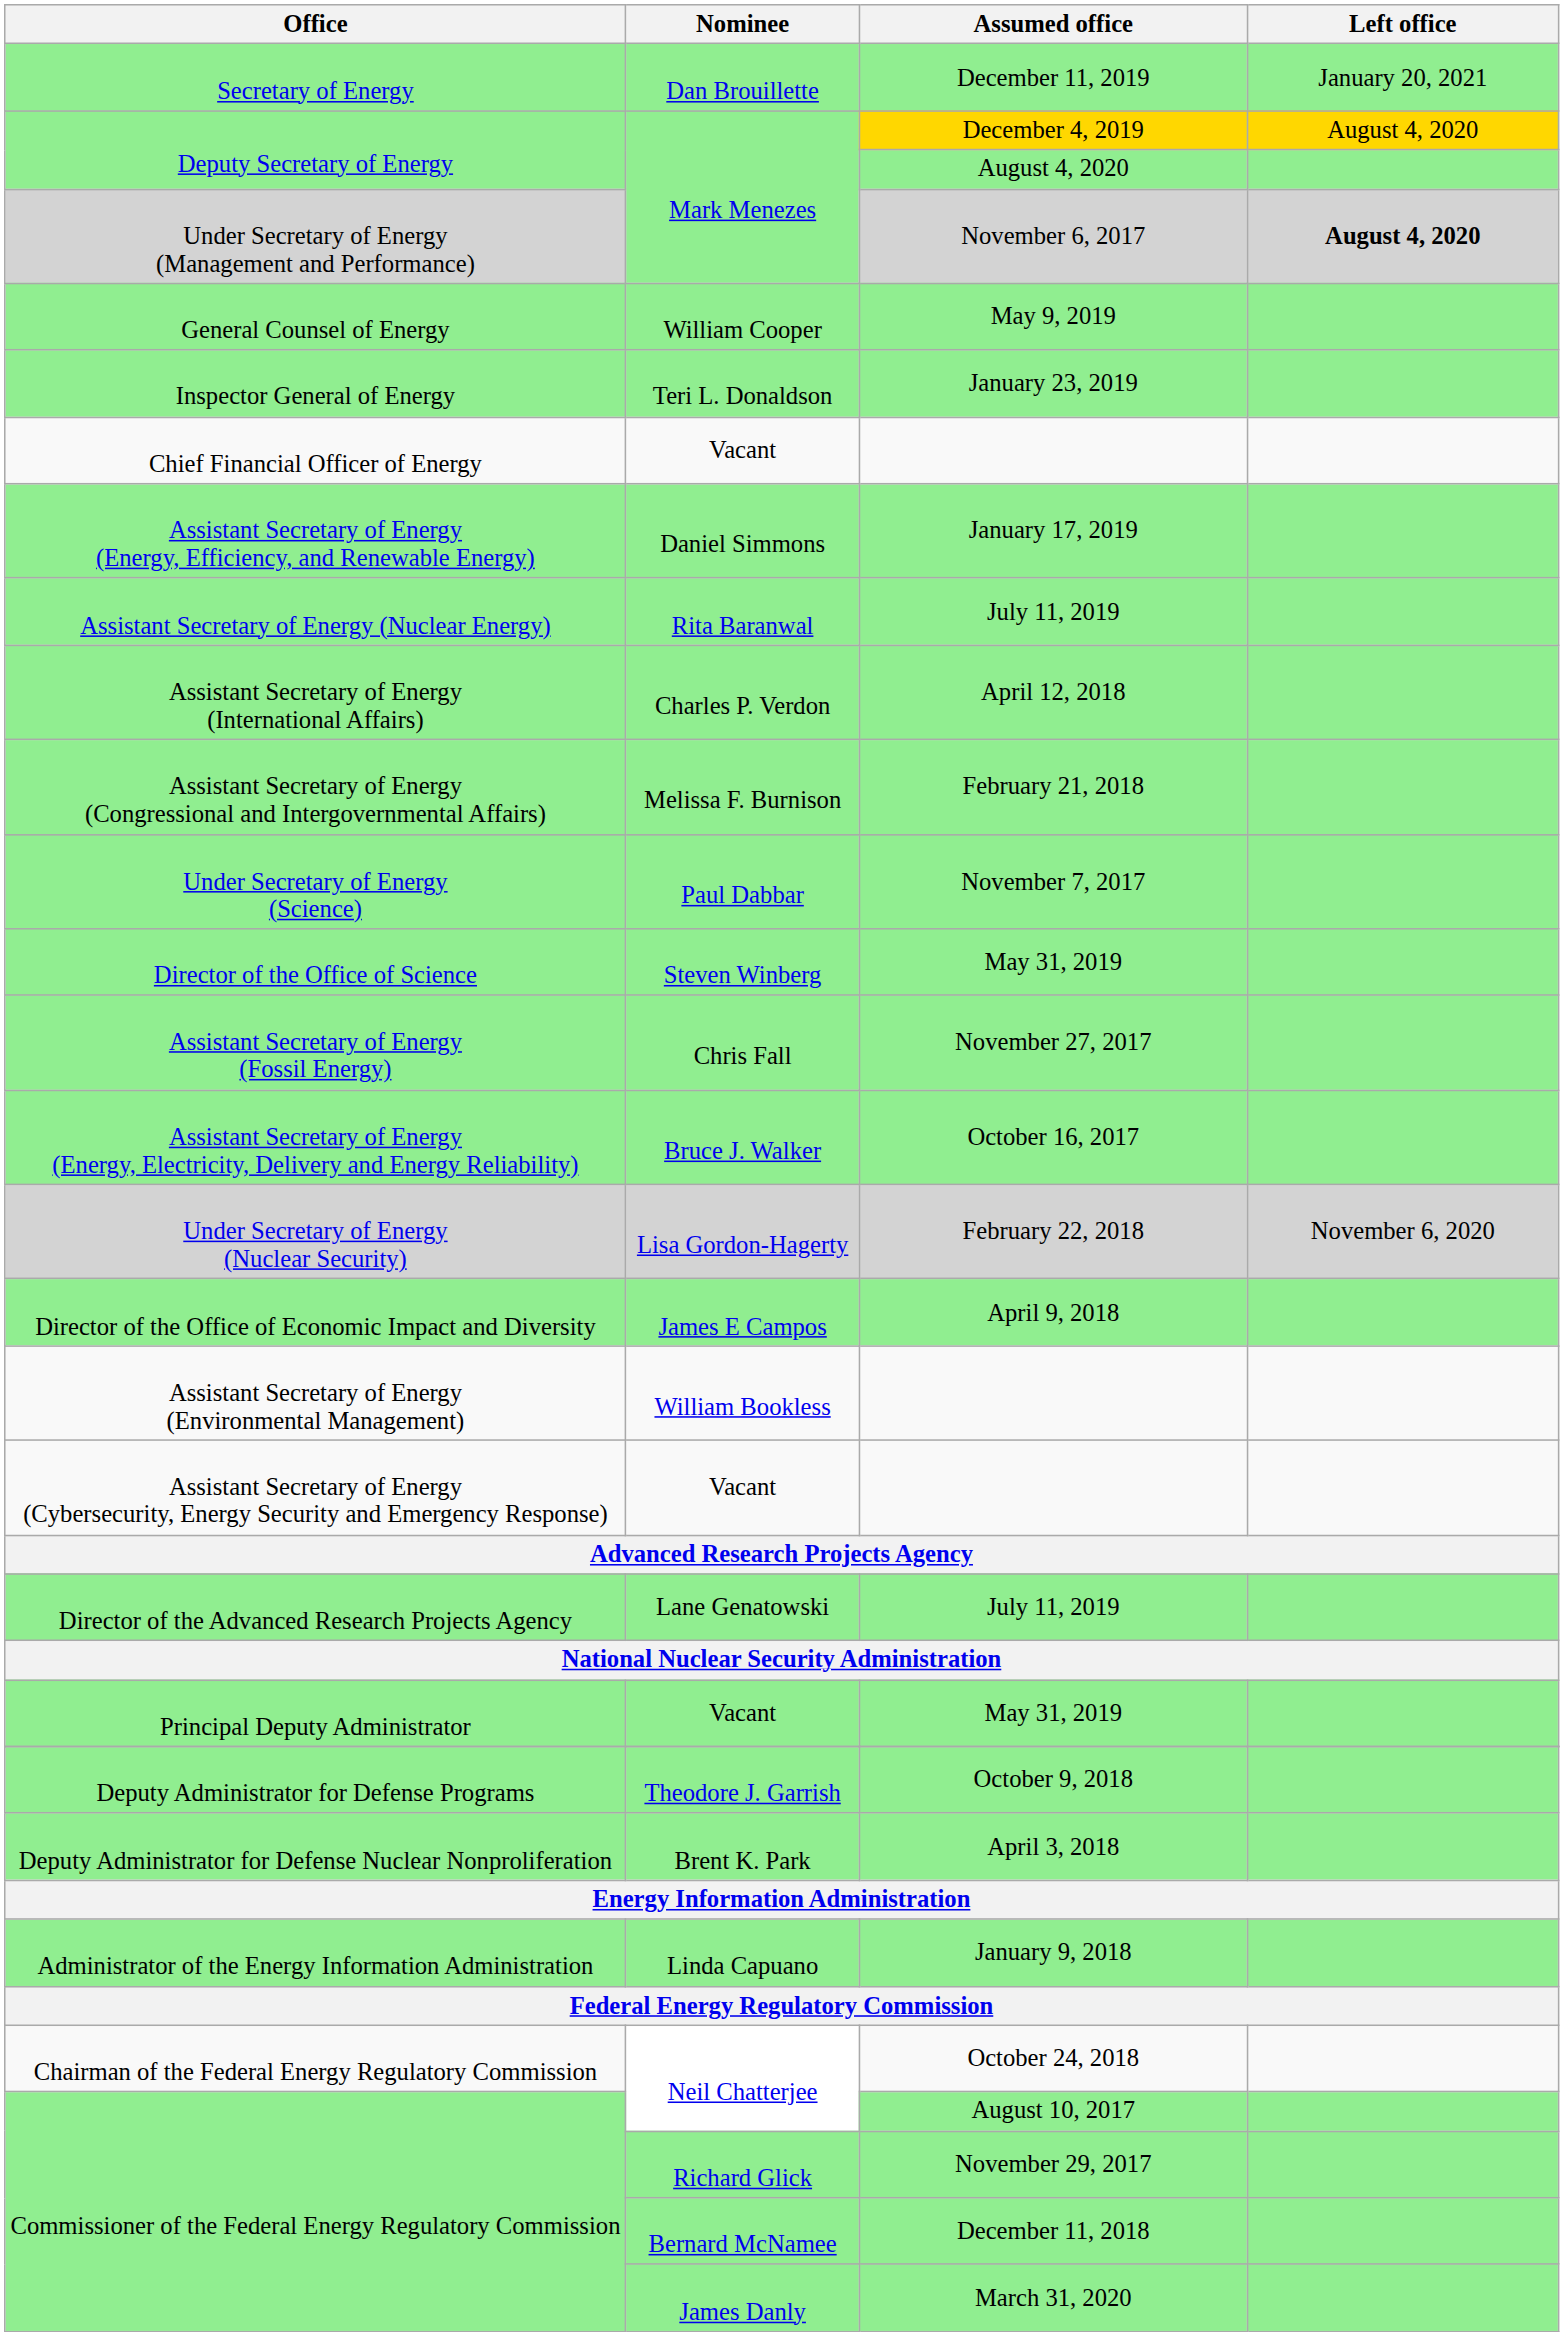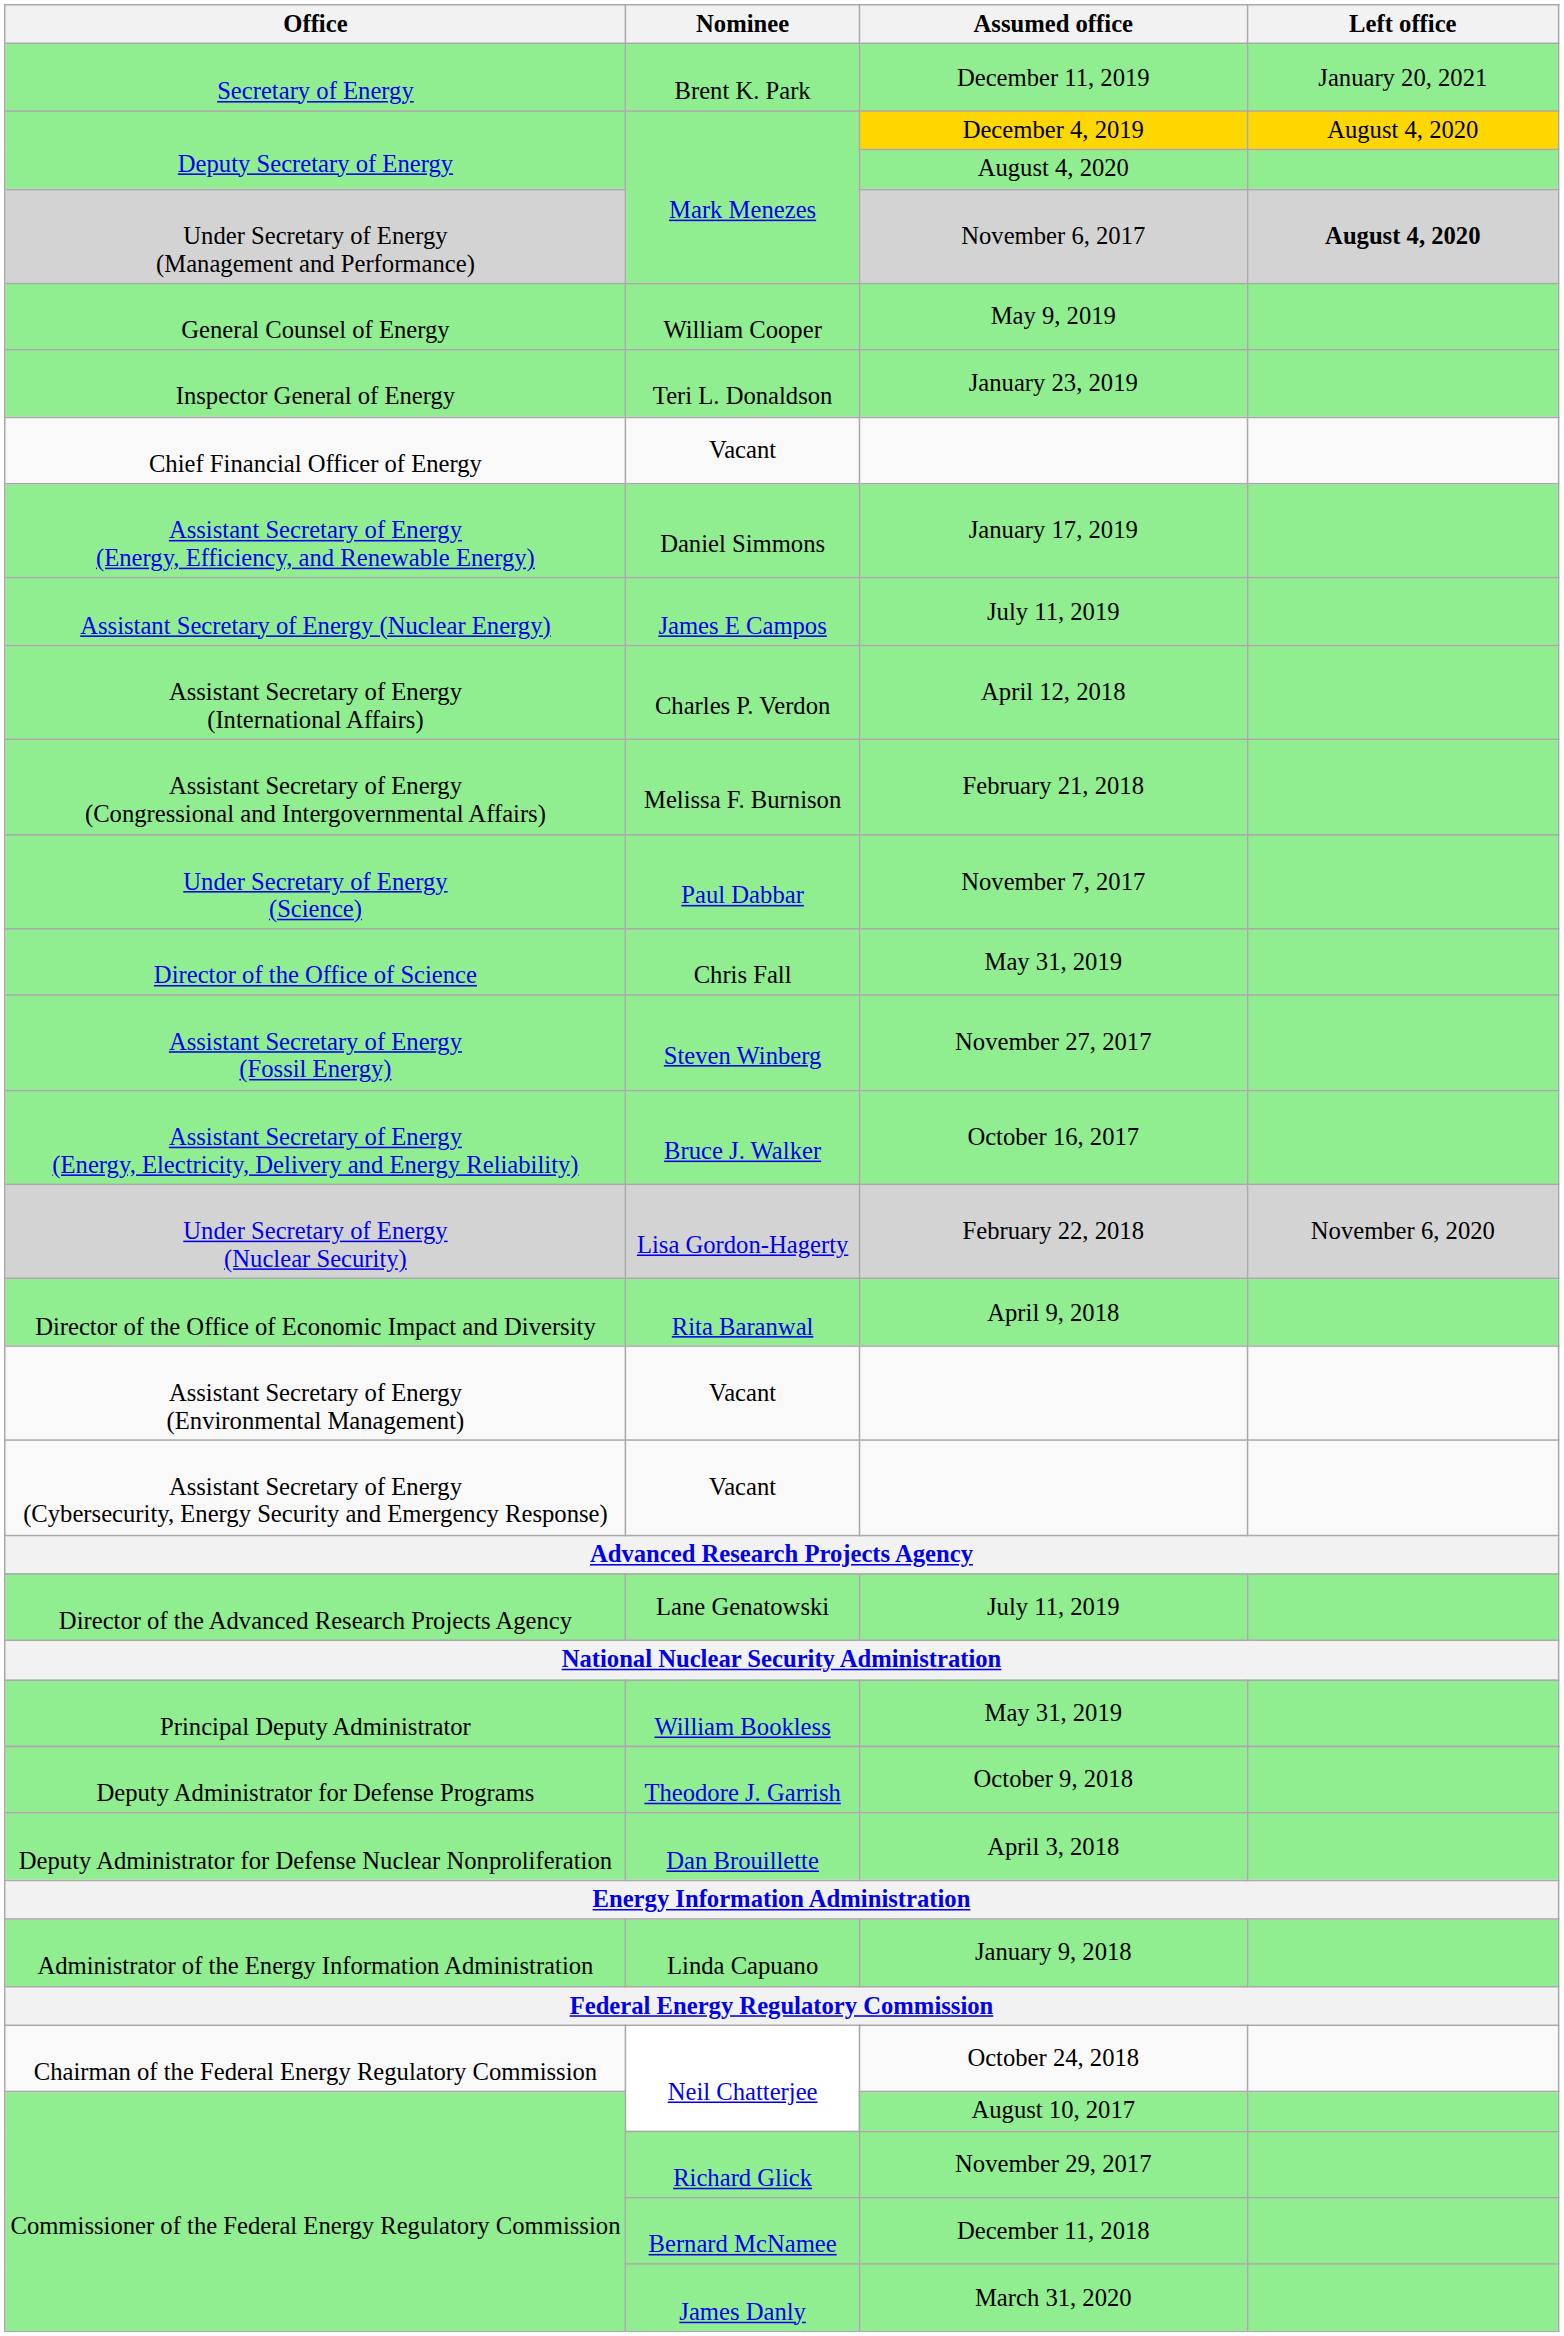(743, 90) Dan Brouillette -> (743, 90) Brent K. Park
(743, 625) Rita Baranwal -> (743, 625) James E Campos
(743, 975) Steven Winberg -> (743, 975) Chris Fall
(743, 1056) Chris Fall -> (743, 1056) Steven Winberg
(743, 1325) James E Campos -> (743, 1325) Rita Baranwal
(743, 1406) William Bookless -> (743, 1392) Vacant
(743, 1712) Vacant -> (743, 1726) William Bookless
(743, 1860) Brent K. Park -> (743, 1860) Dan Brouillette
